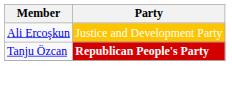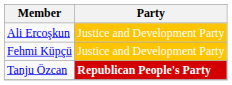+ row: (39, 51)
